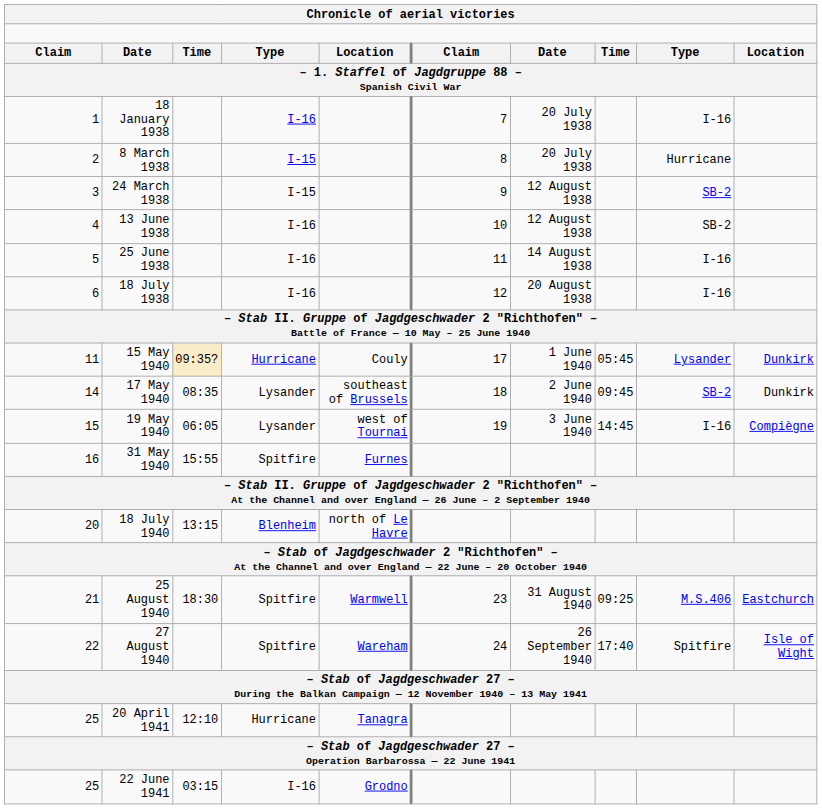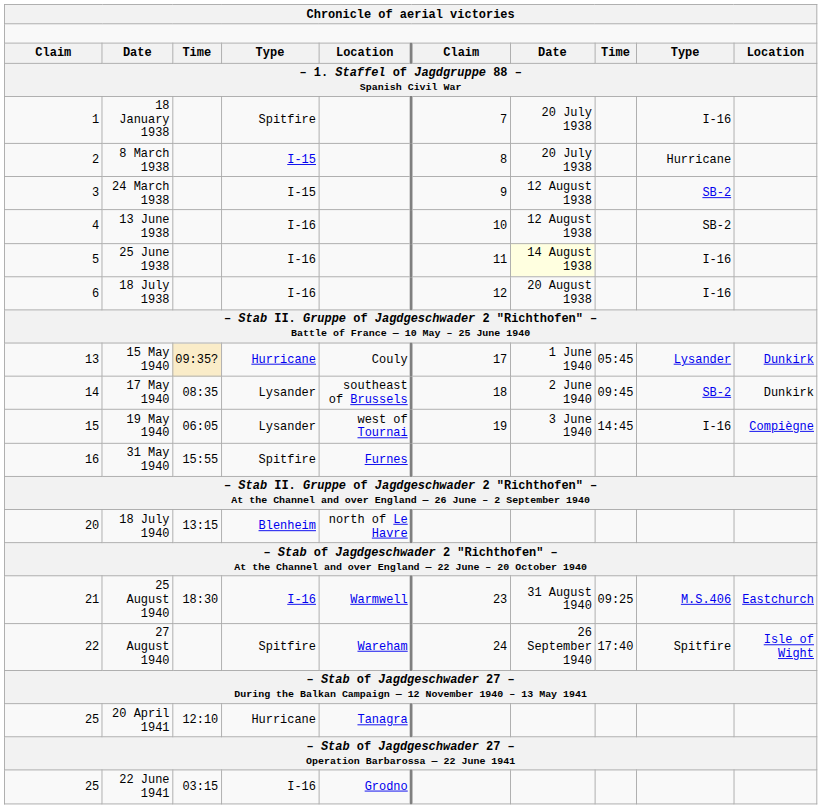(302, 120) I-16 -> (287, 120) Spitfire
(560, 260) no background -> (560, 260) lightyellow background
(92, 360) 11 -> (92, 360) 13
(287, 600) Spitfire -> (302, 600) I-16
